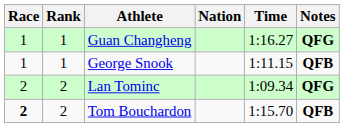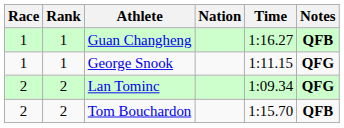(318, 39) QFG -> (318, 39) QFB
(318, 63) QFB -> (318, 63) QFG
(24, 110) bold -> (24, 110) normal
